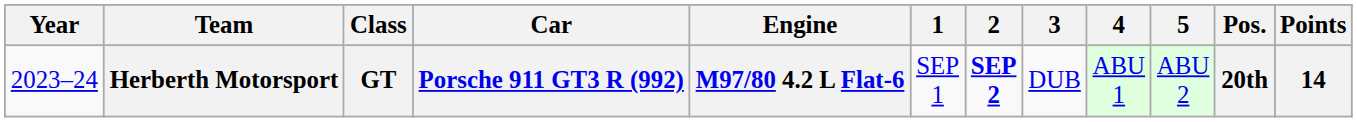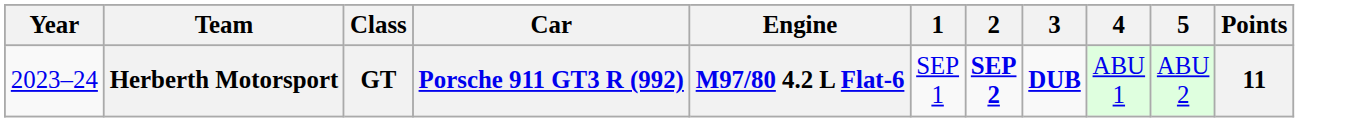- column: (1245, 24)
(1055, 80) normal -> (1055, 80) bold
(1313, 80) 14 -> (1254, 80) 11
